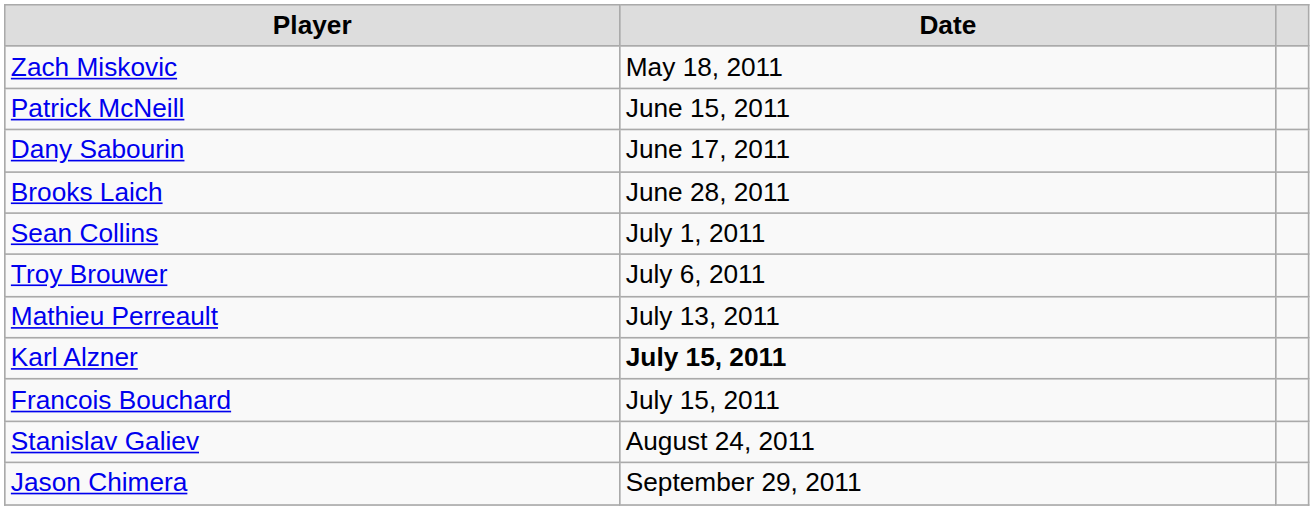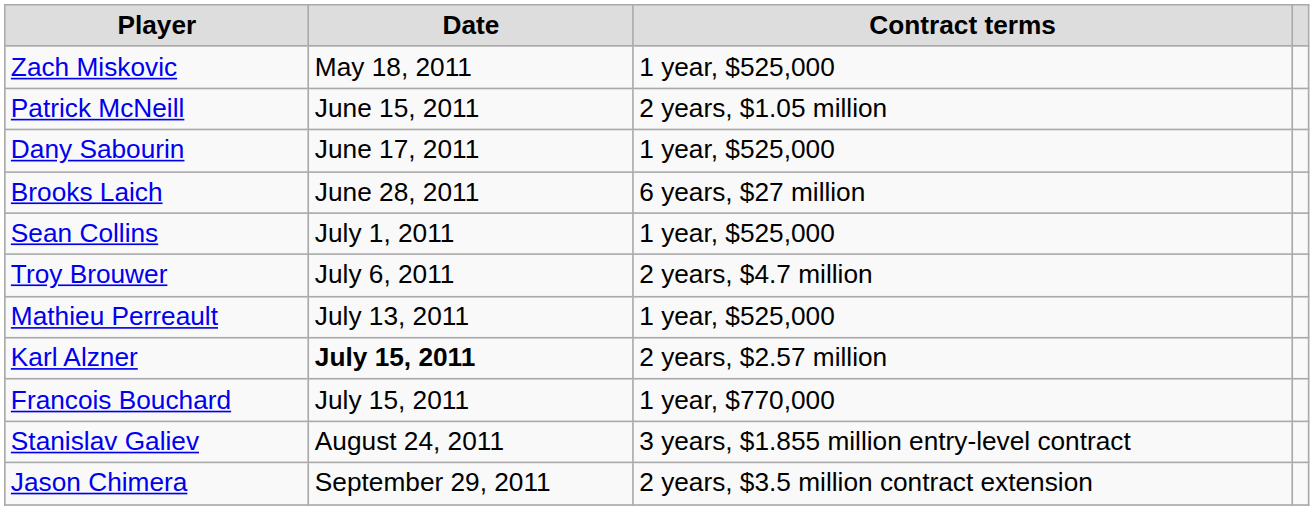+ column: (963, 25)
